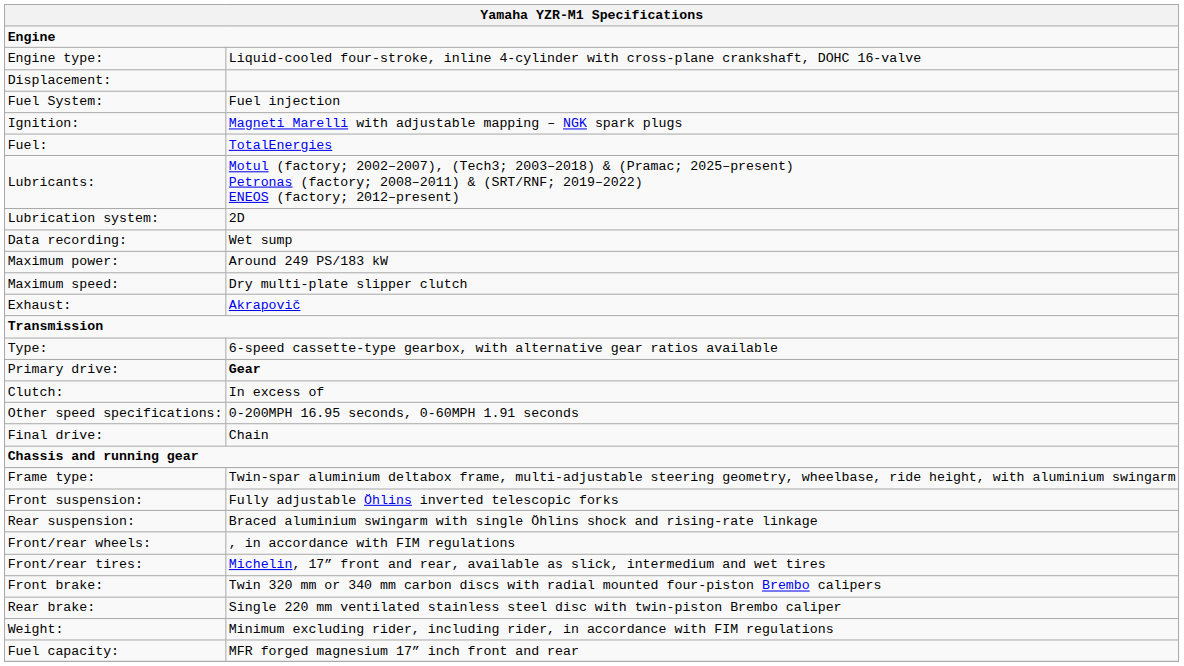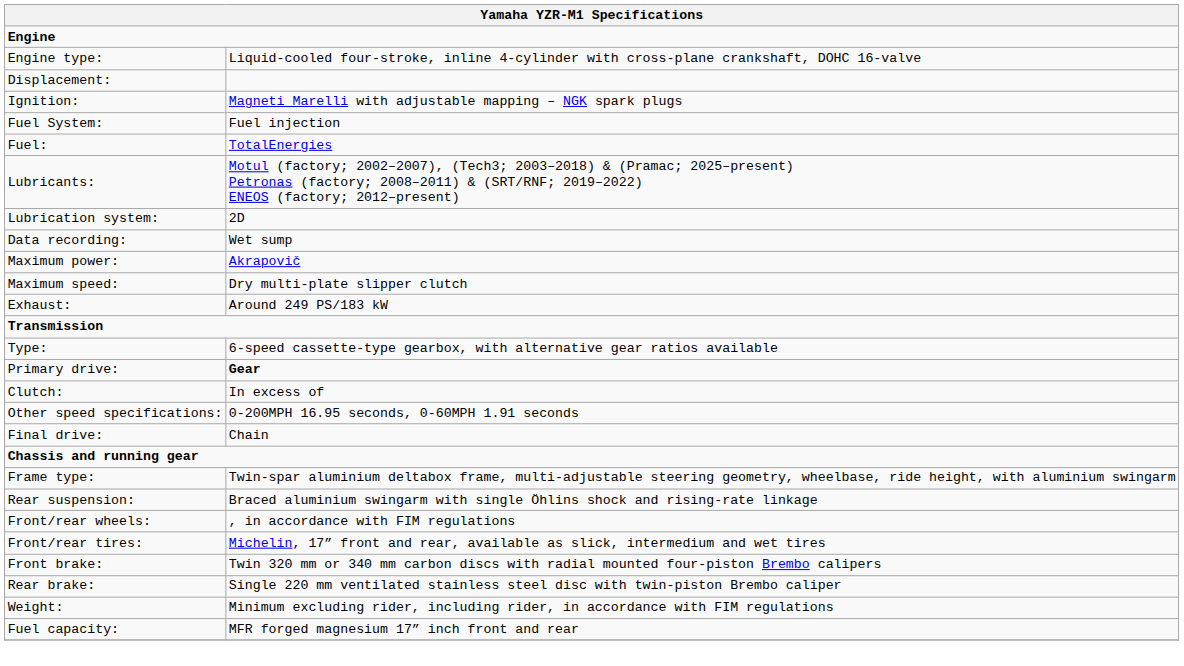rows swapped: (43, 123) <-> (55, 102)
(308, 262) Around 249 PS/183 kW -> (265, 262) Akrapovič
(265, 305) Akrapovič -> (308, 305) Around 249 PS/183 kW
- row: (75, 500)
